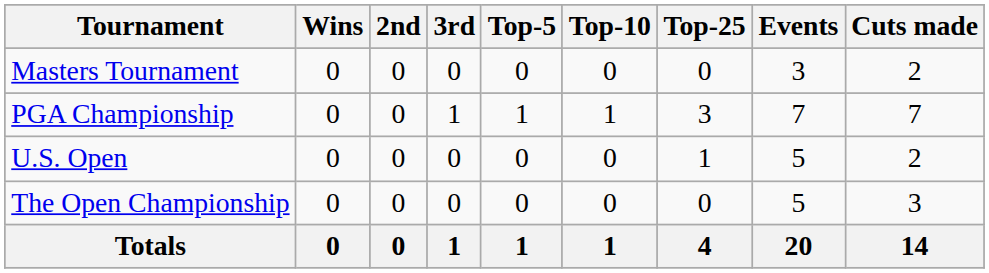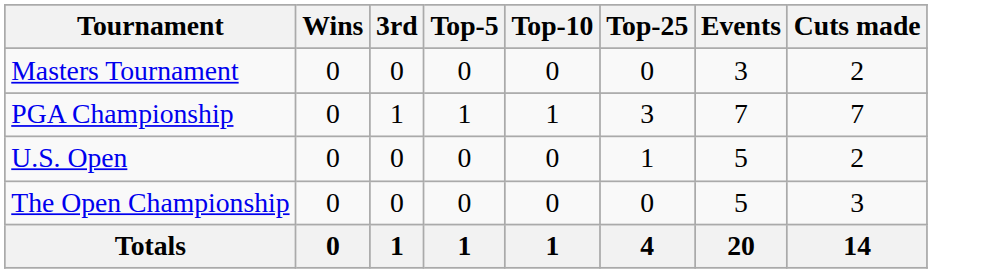- column: (398, 26)
